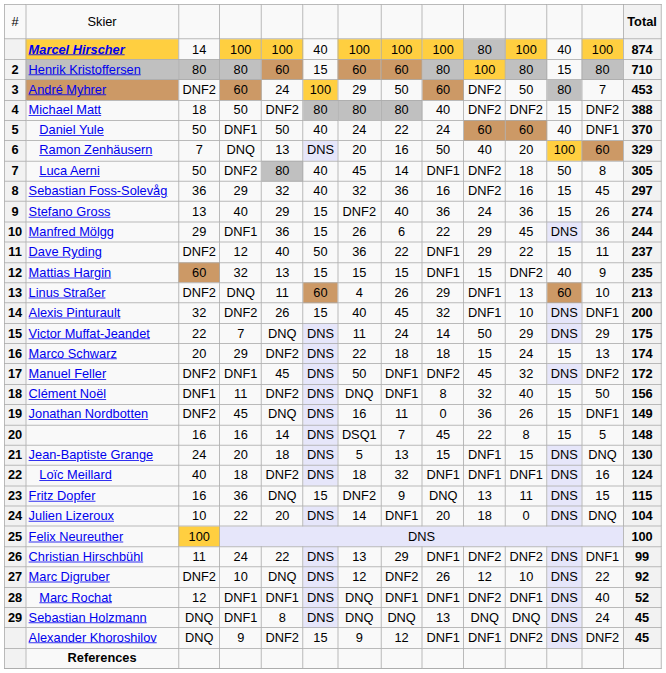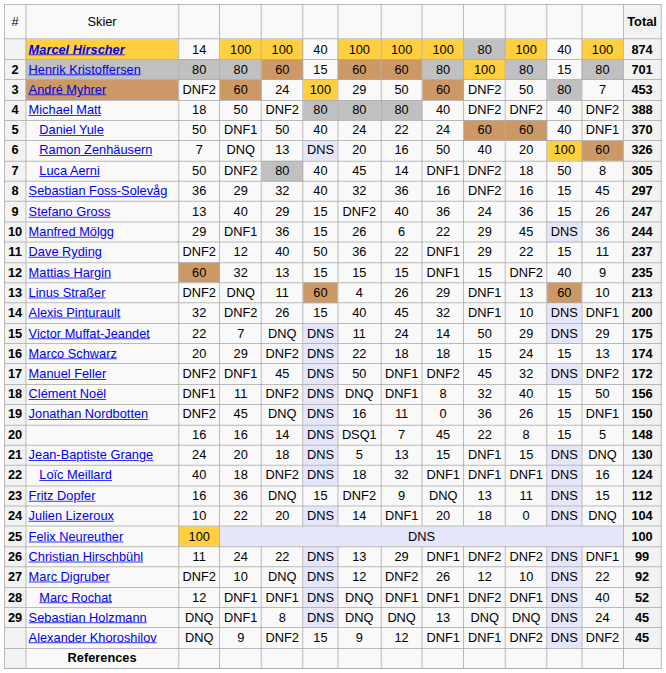(642, 69) 710 -> (642, 69) 701
(564, 110) 15 -> (564, 110) 40
(642, 150) 329 -> (642, 150) 326
(642, 211) 274 -> (642, 211) 247
(642, 414) 149 -> (642, 414) 150
(642, 495) 115 -> (642, 495) 112
